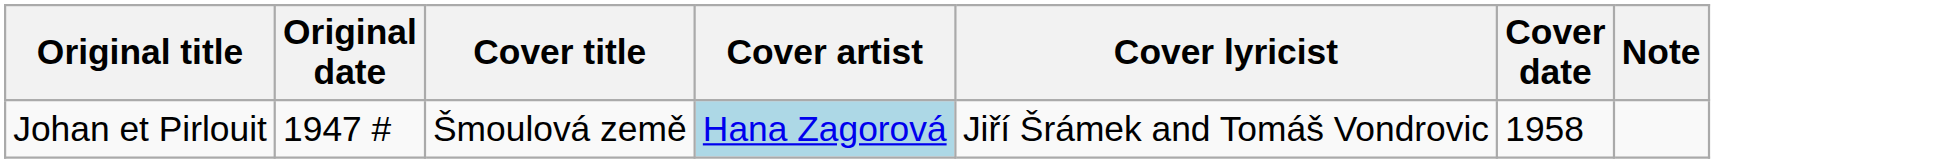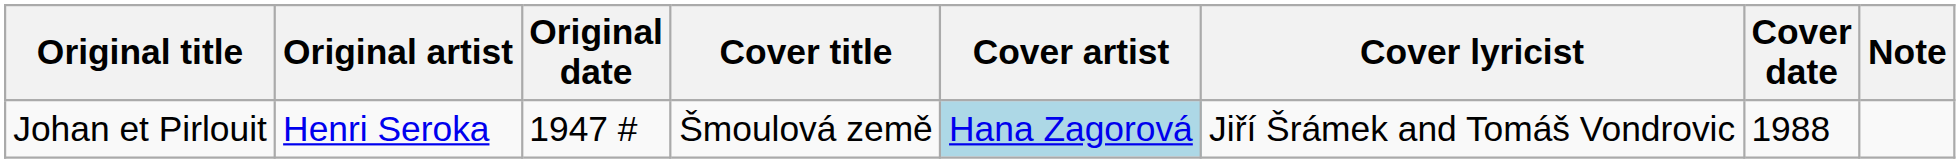+ column: (398, 52)
(1545, 128) 1958 -> (1791, 128) 1988
